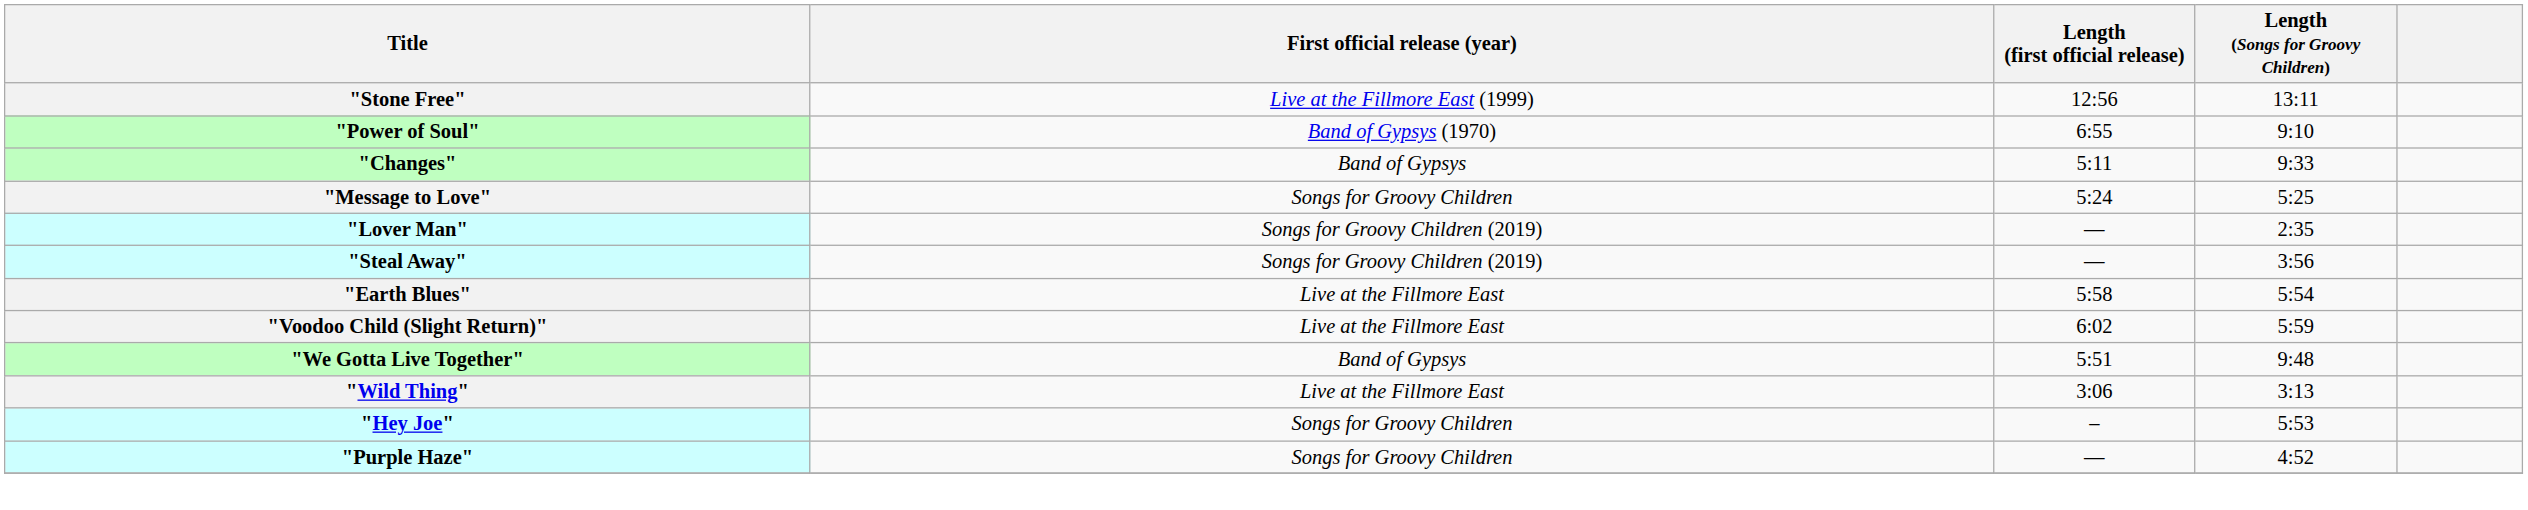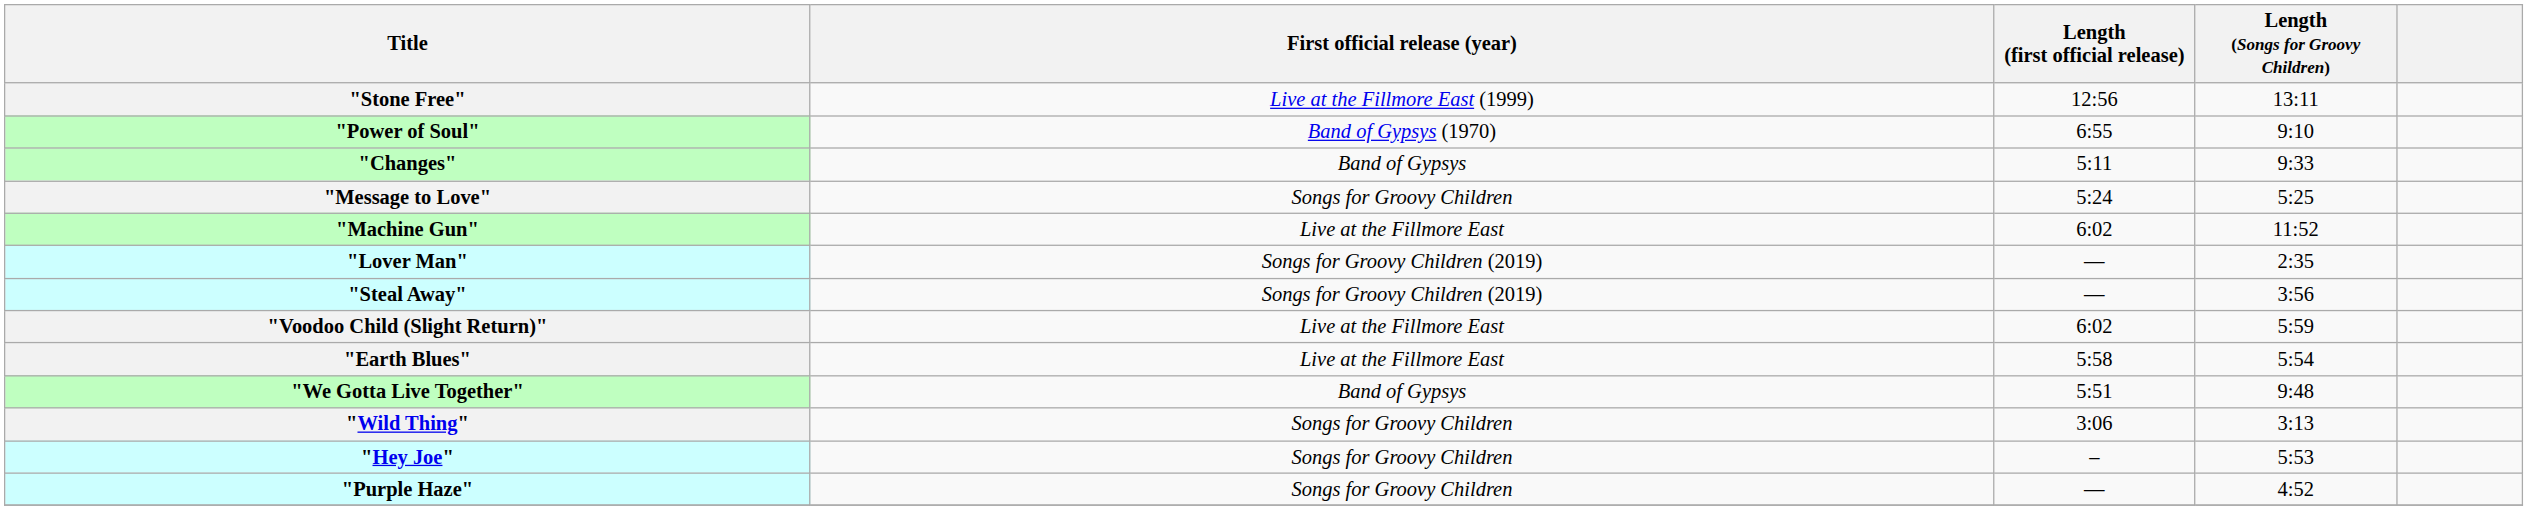+ row: (407, 229)
rows swapped: (407, 294) <-> (407, 326)
(1402, 391) Live at the Fillmore East -> (1402, 424) Songs for Groovy Children
